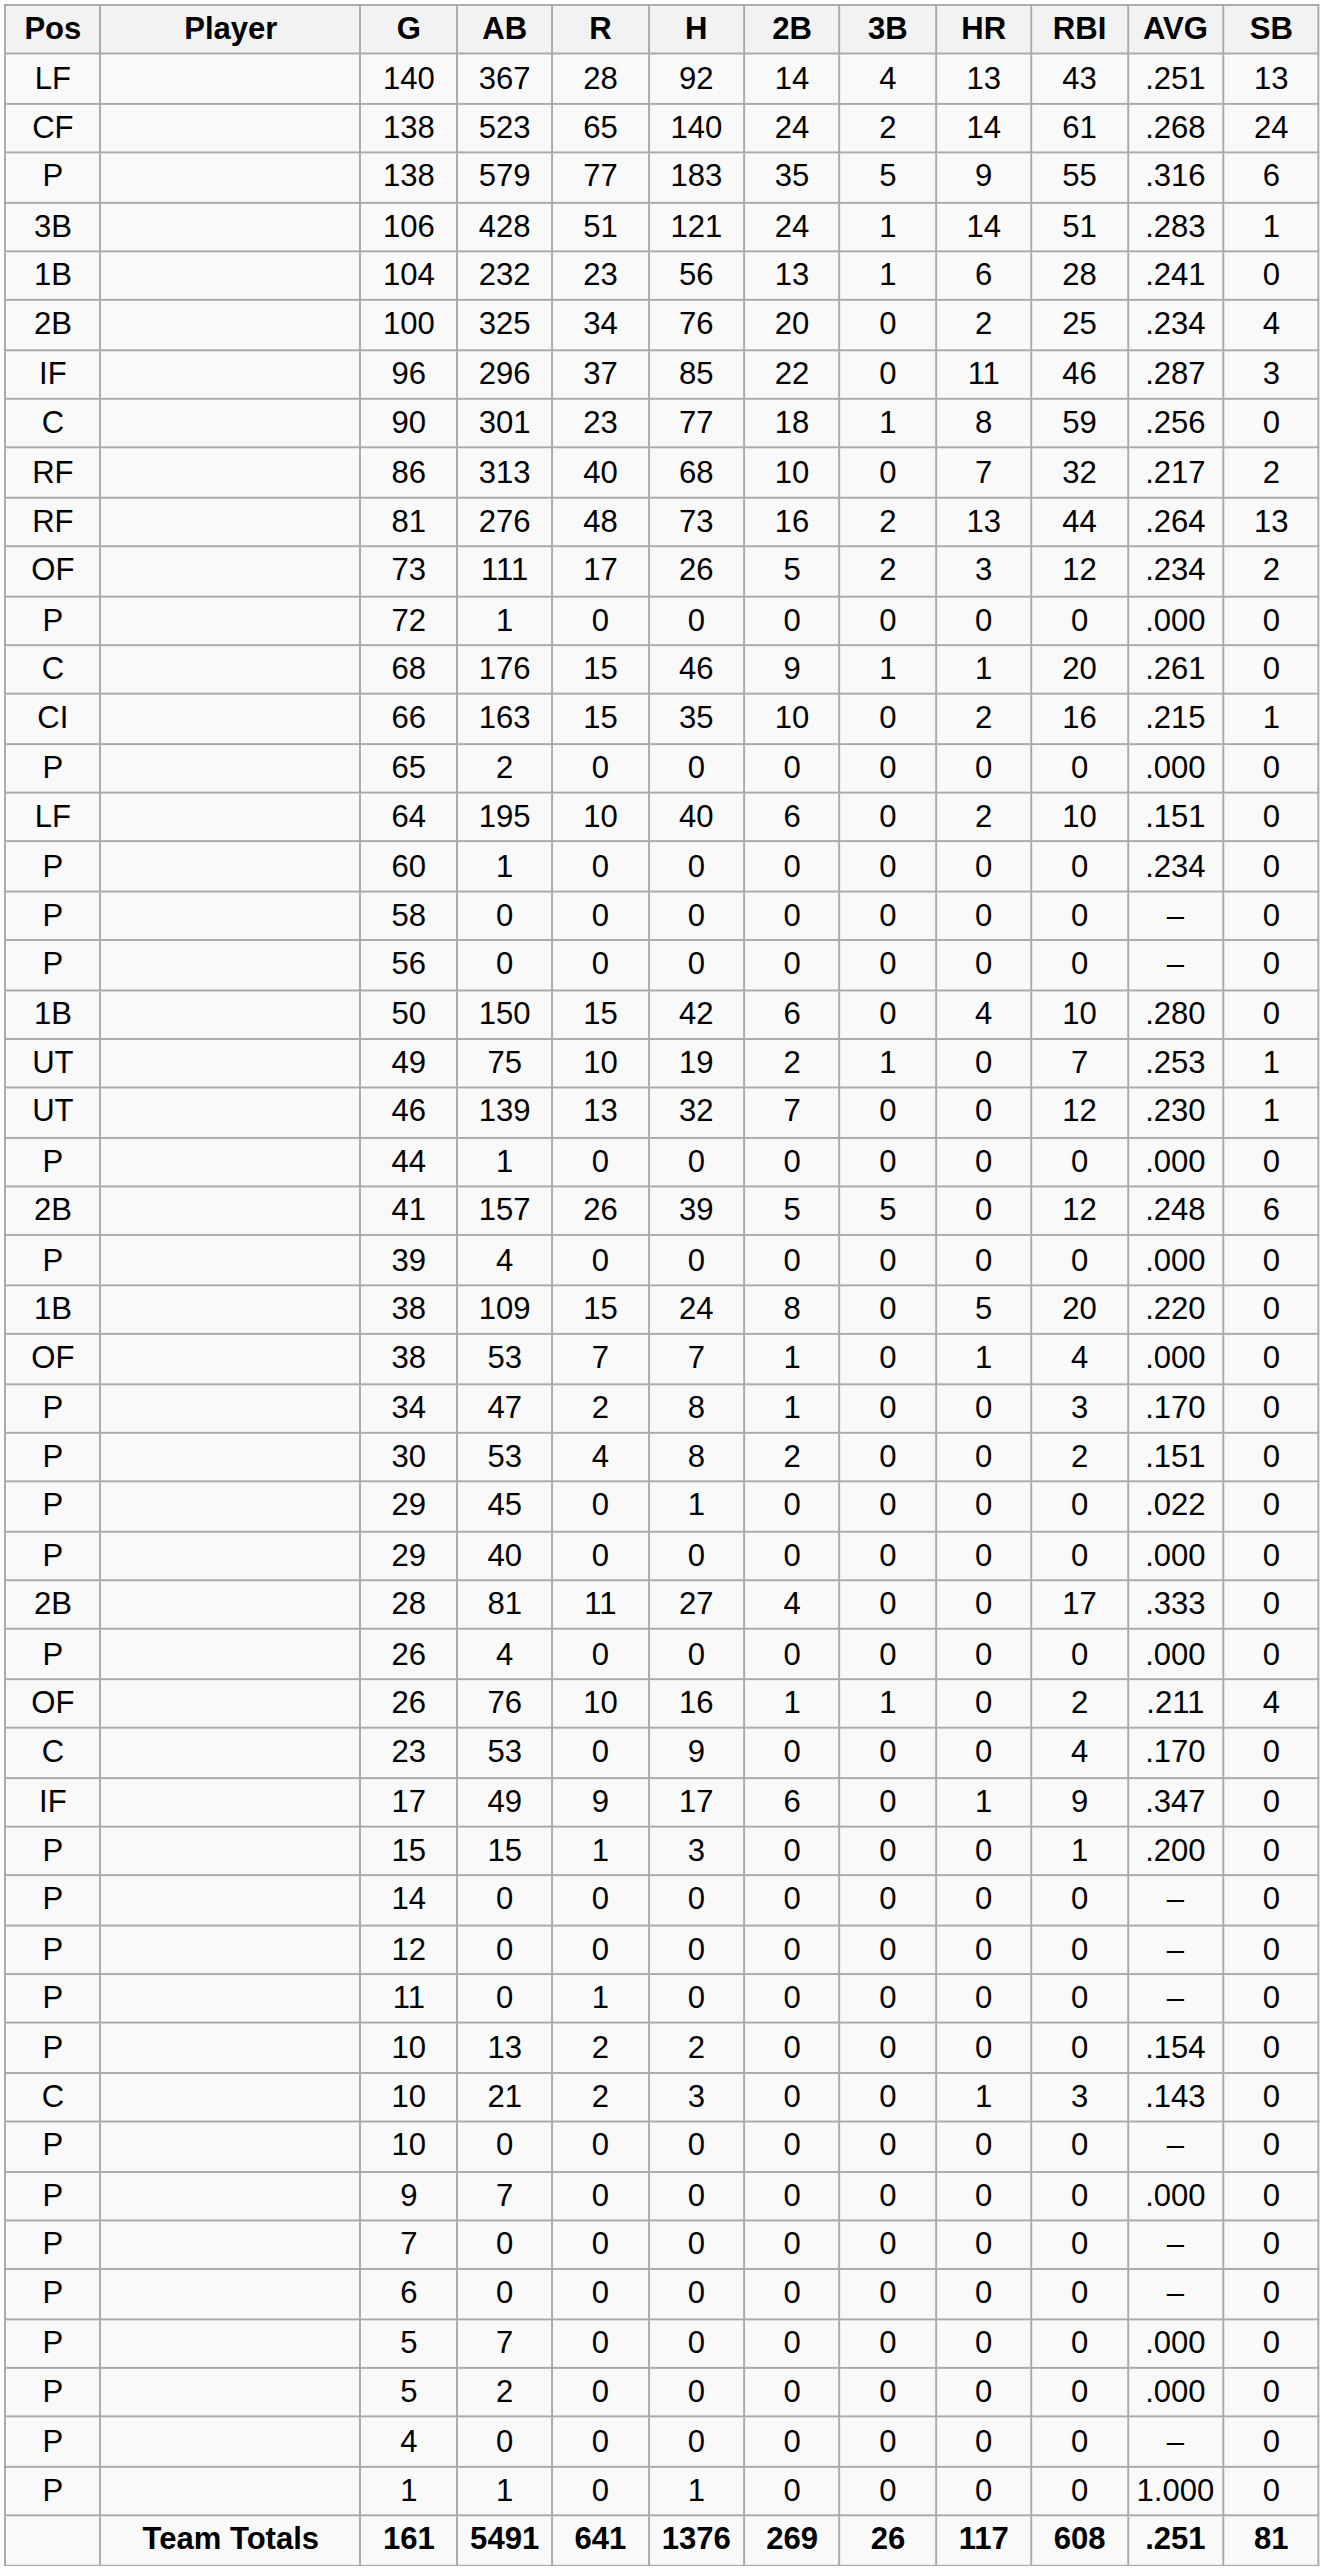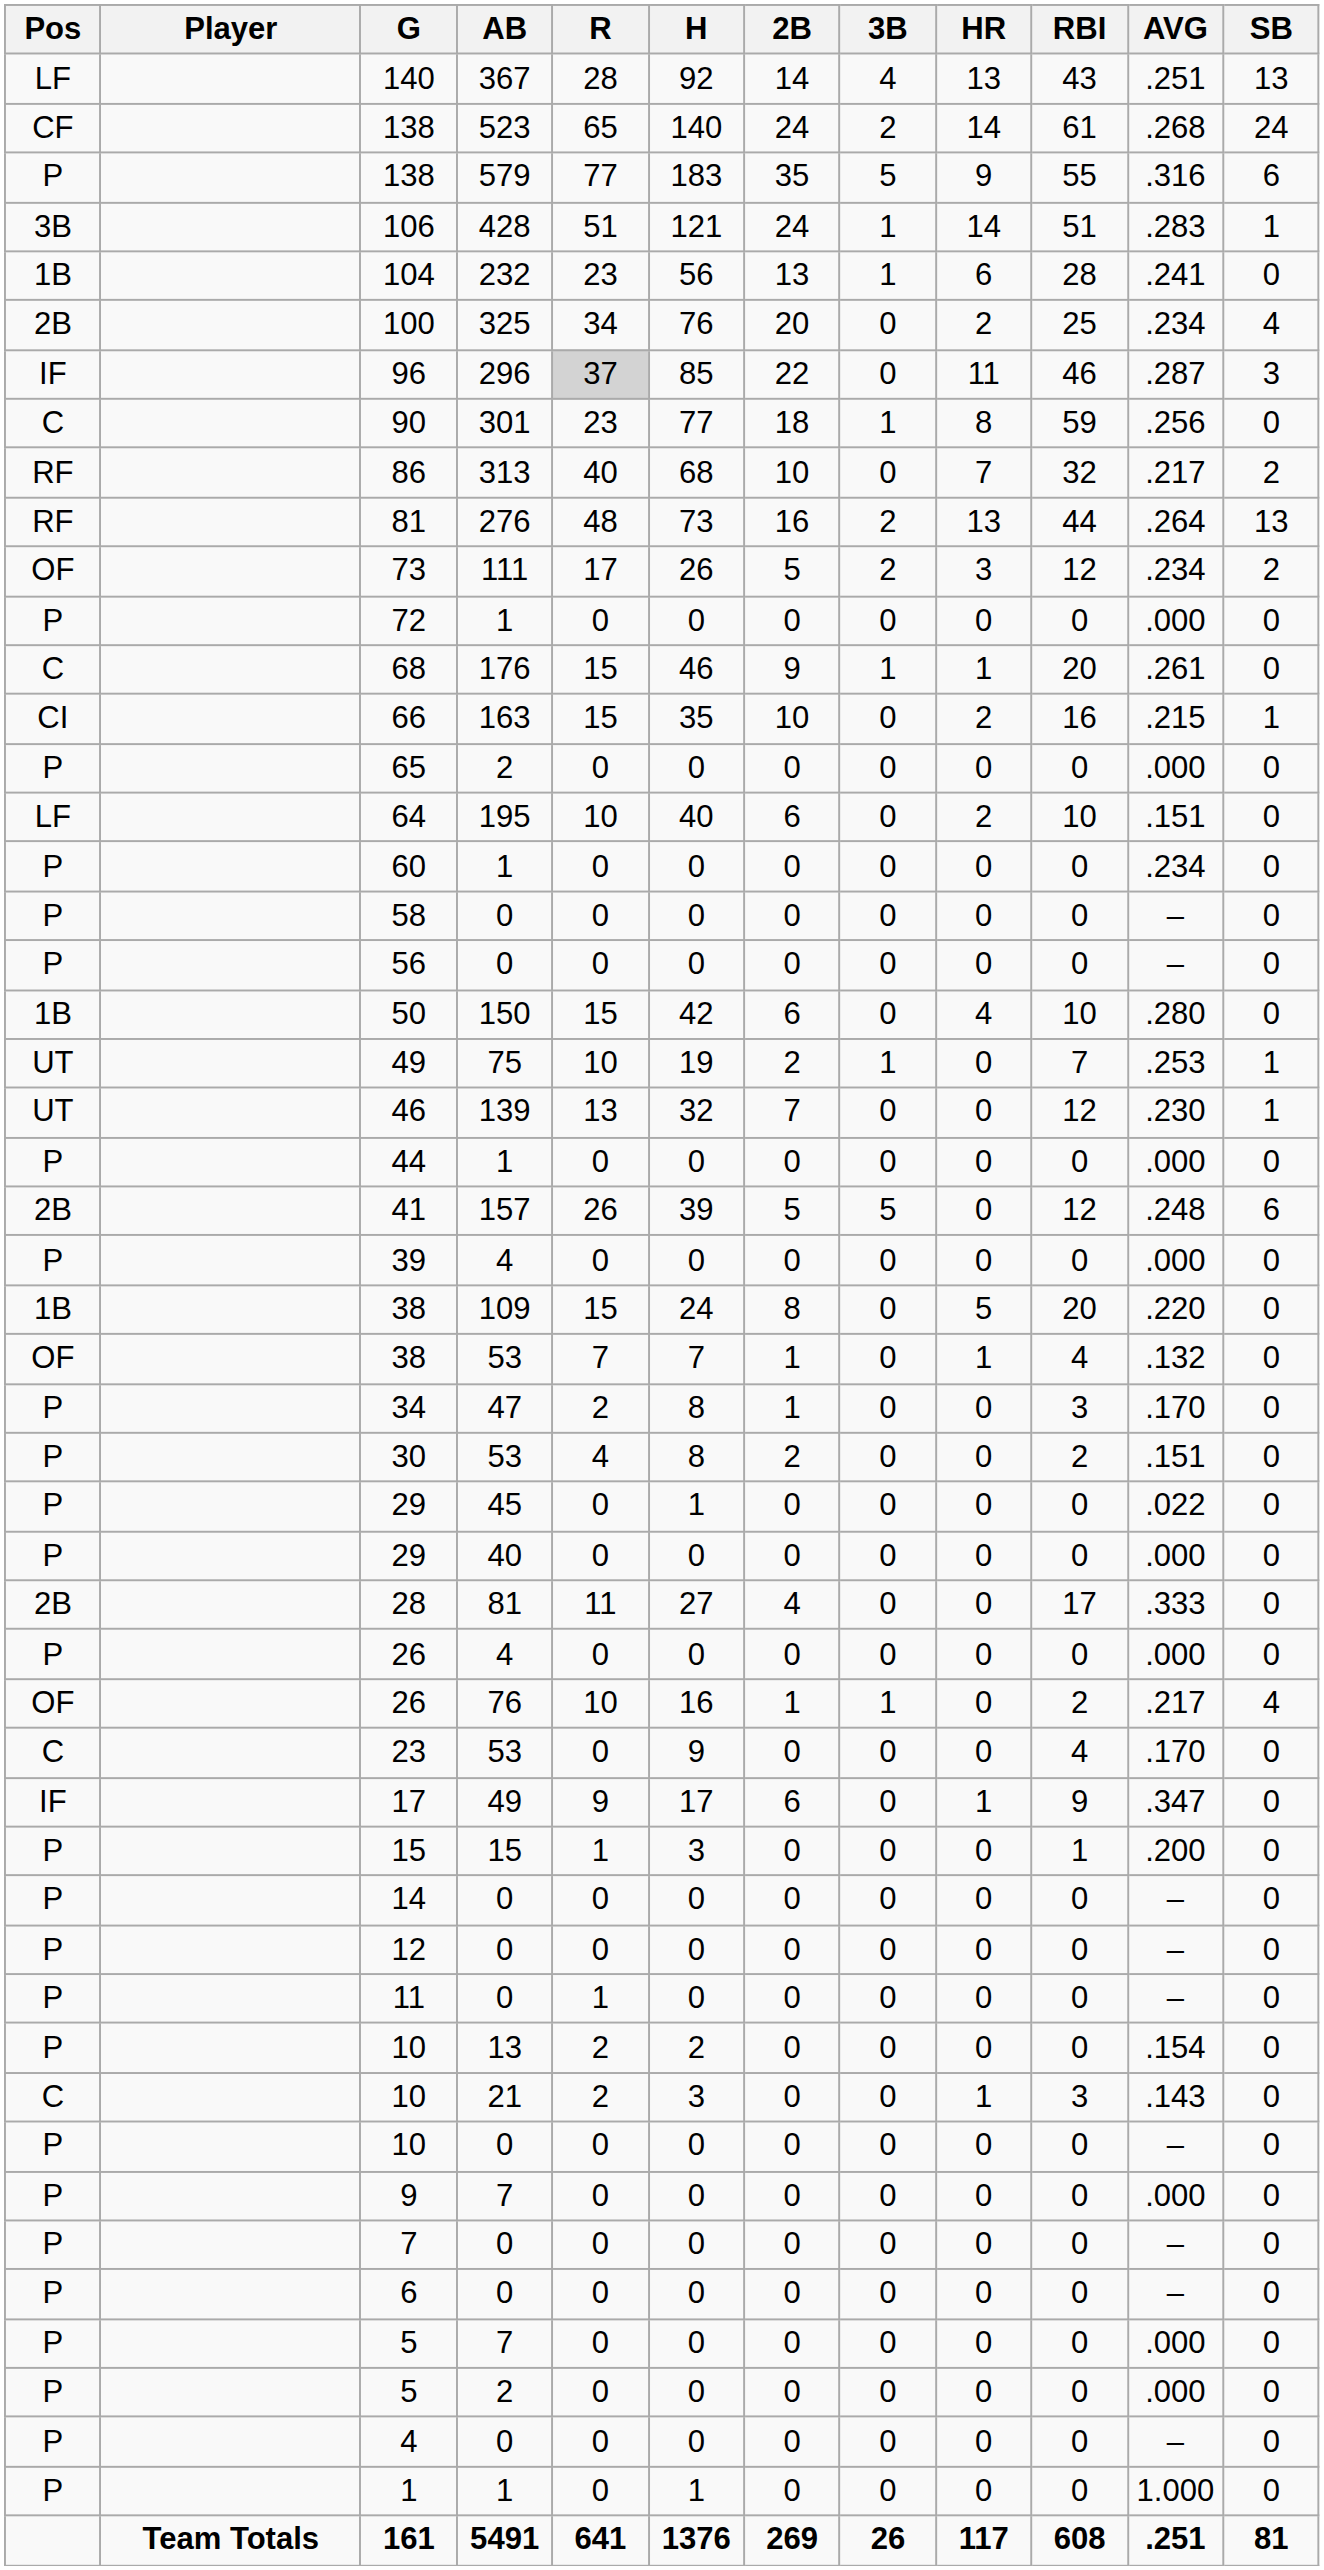(600, 373) no background -> (600, 373) lightgrey background
(1175, 1358) .000 -> (1175, 1358) .132
(1175, 1702) .211 -> (1175, 1702) .217
